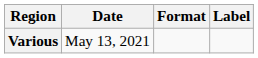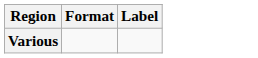- column: (108, 16)
